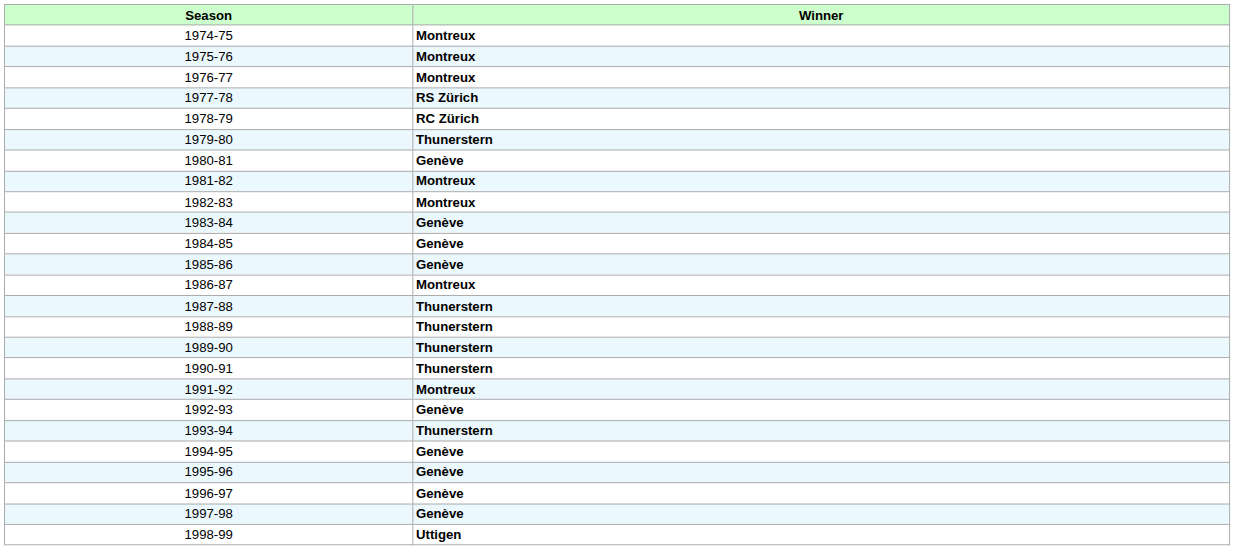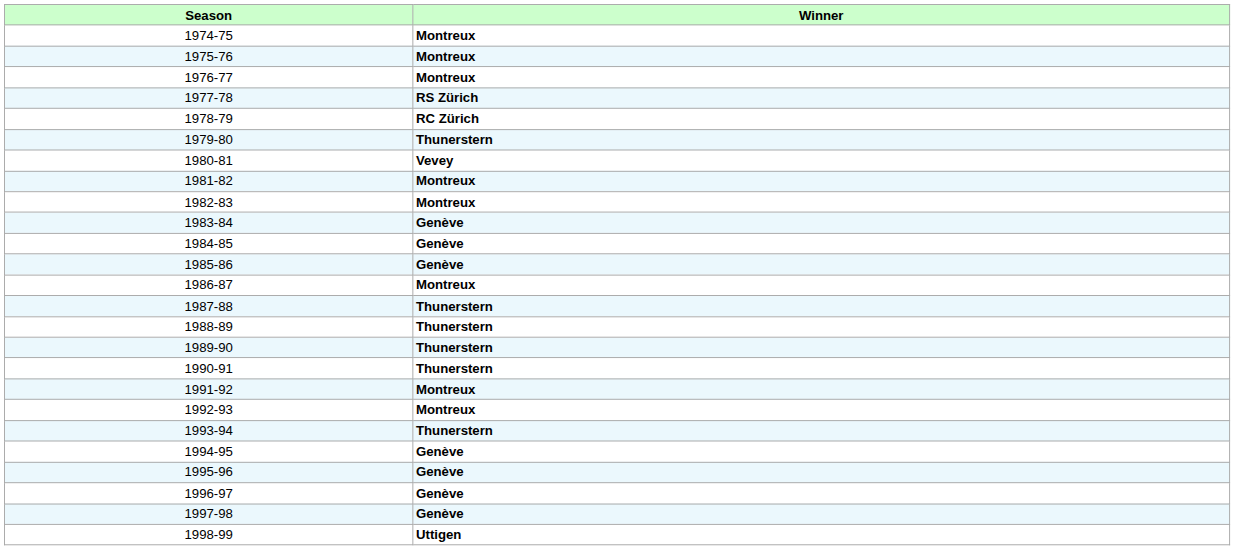(440, 160) Genève -> (435, 160) Vevey
(440, 410) Genève -> (446, 410) Montreux
